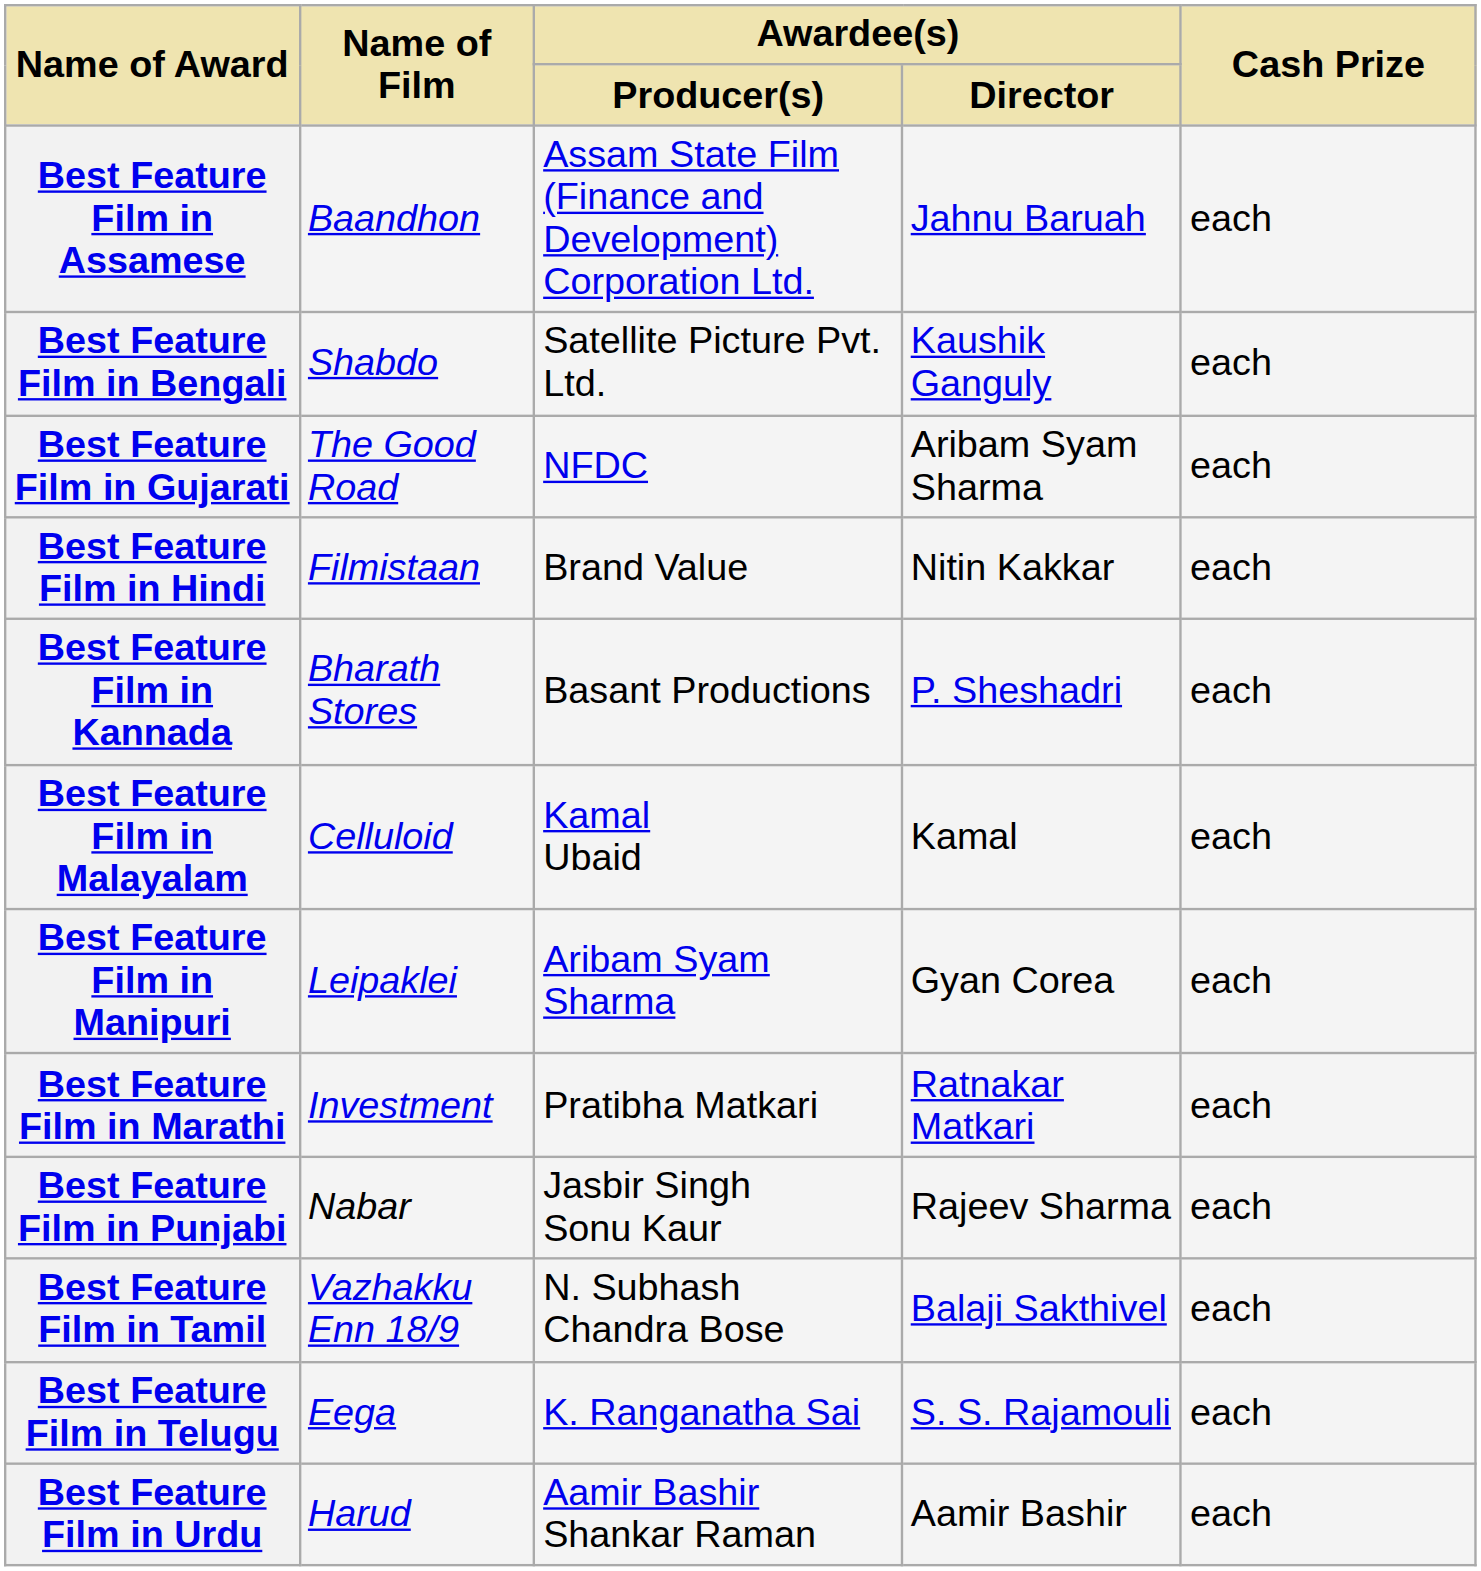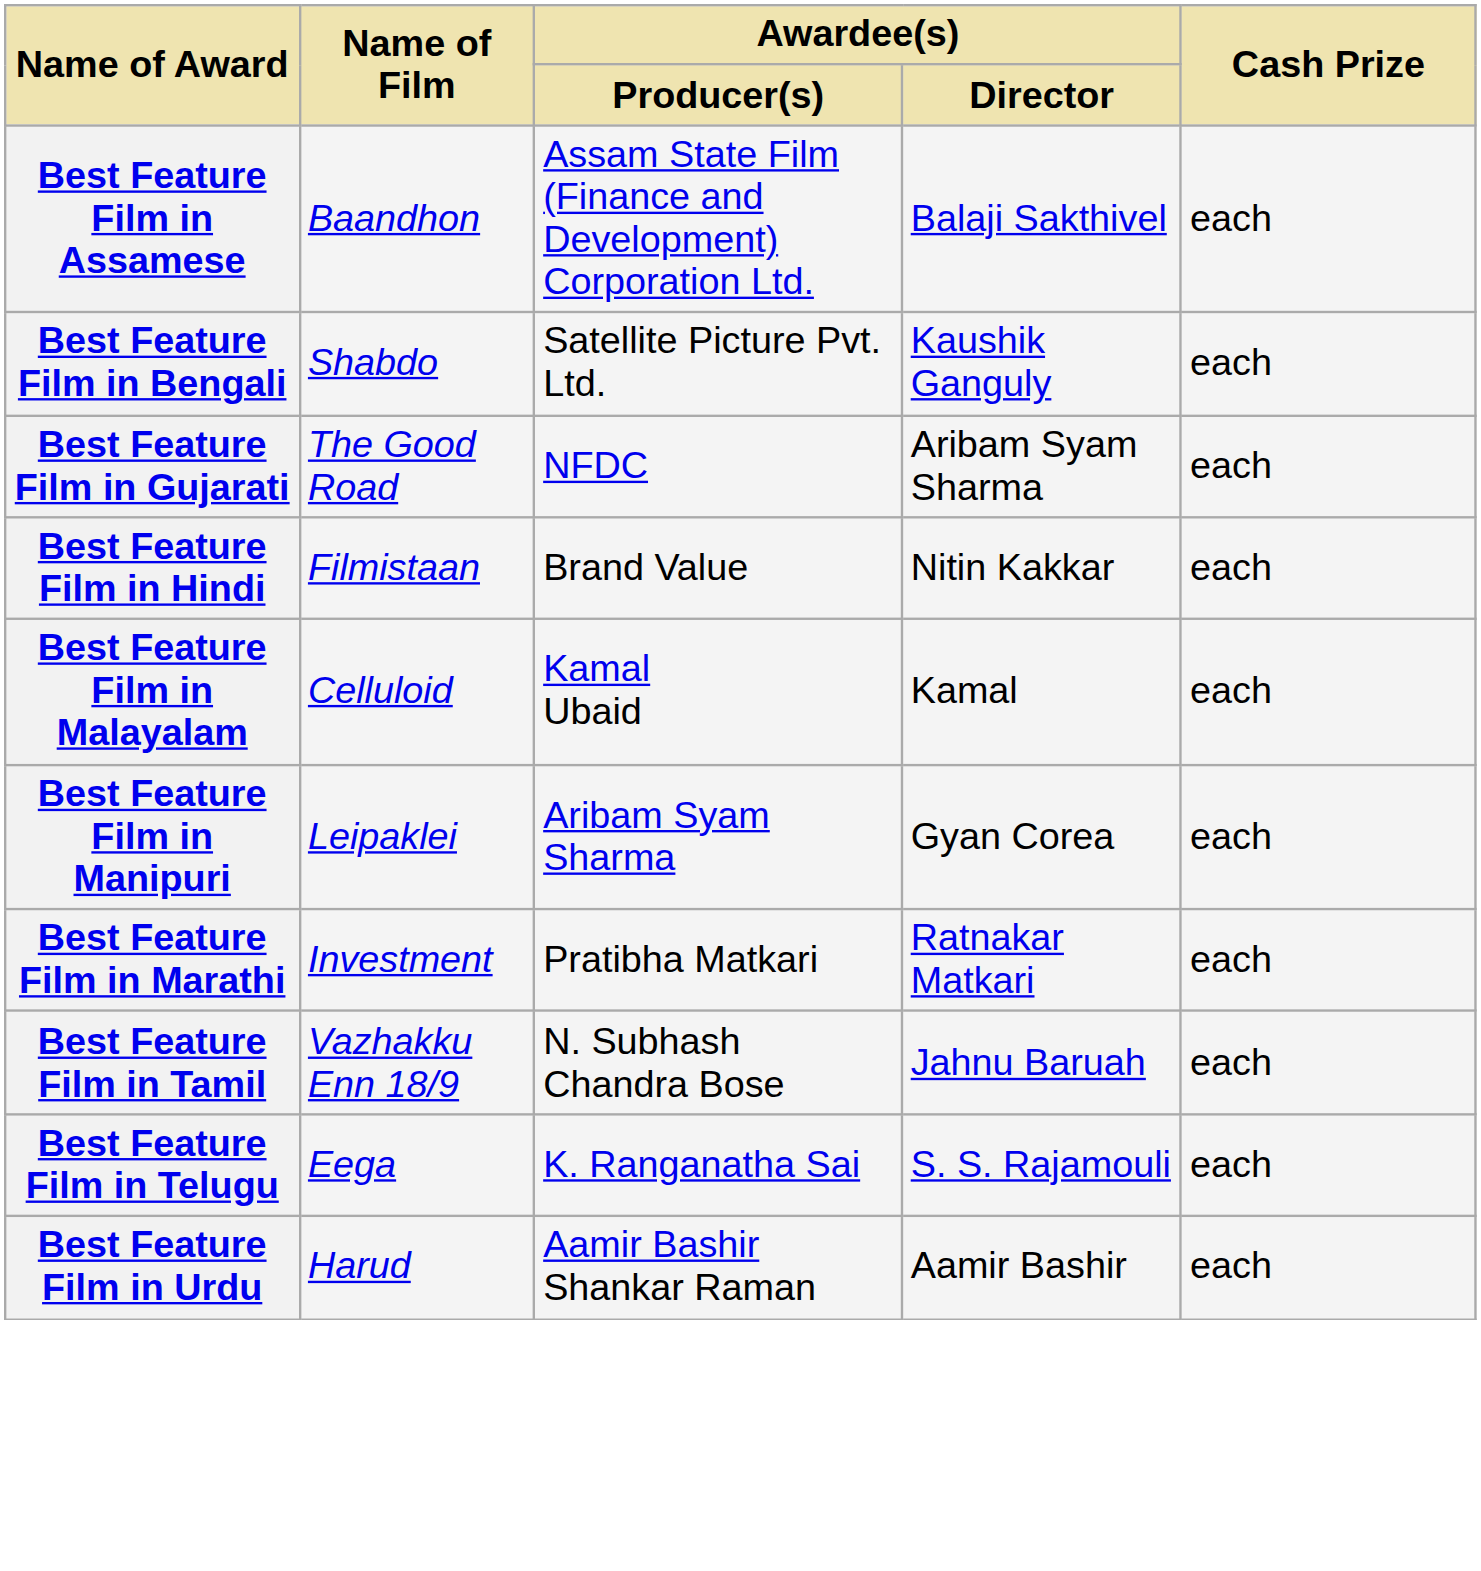(1028, 217) Jahnu Baruah -> (1039, 217) Balaji Sakthivel
- row: (152, 691)
- row: (152, 1206)
(1039, 1309) Balaji Sakthivel -> (1028, 1061) Jahnu Baruah
